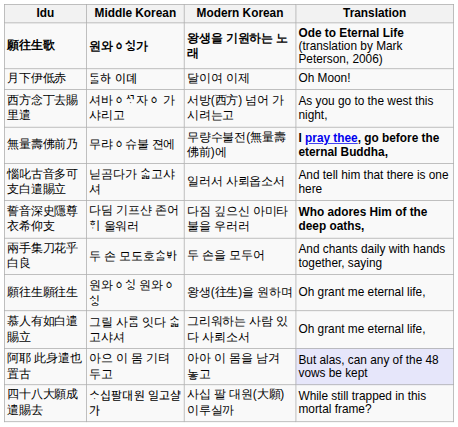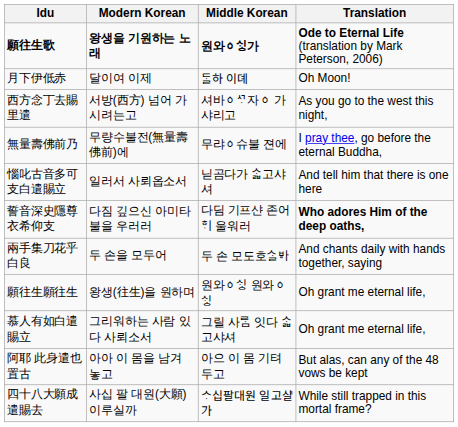columns swapped: (135, 13) <-> (240, 13)
(369, 145) bold -> (365, 145) normal
(369, 366) lavender background -> (369, 366) no background
